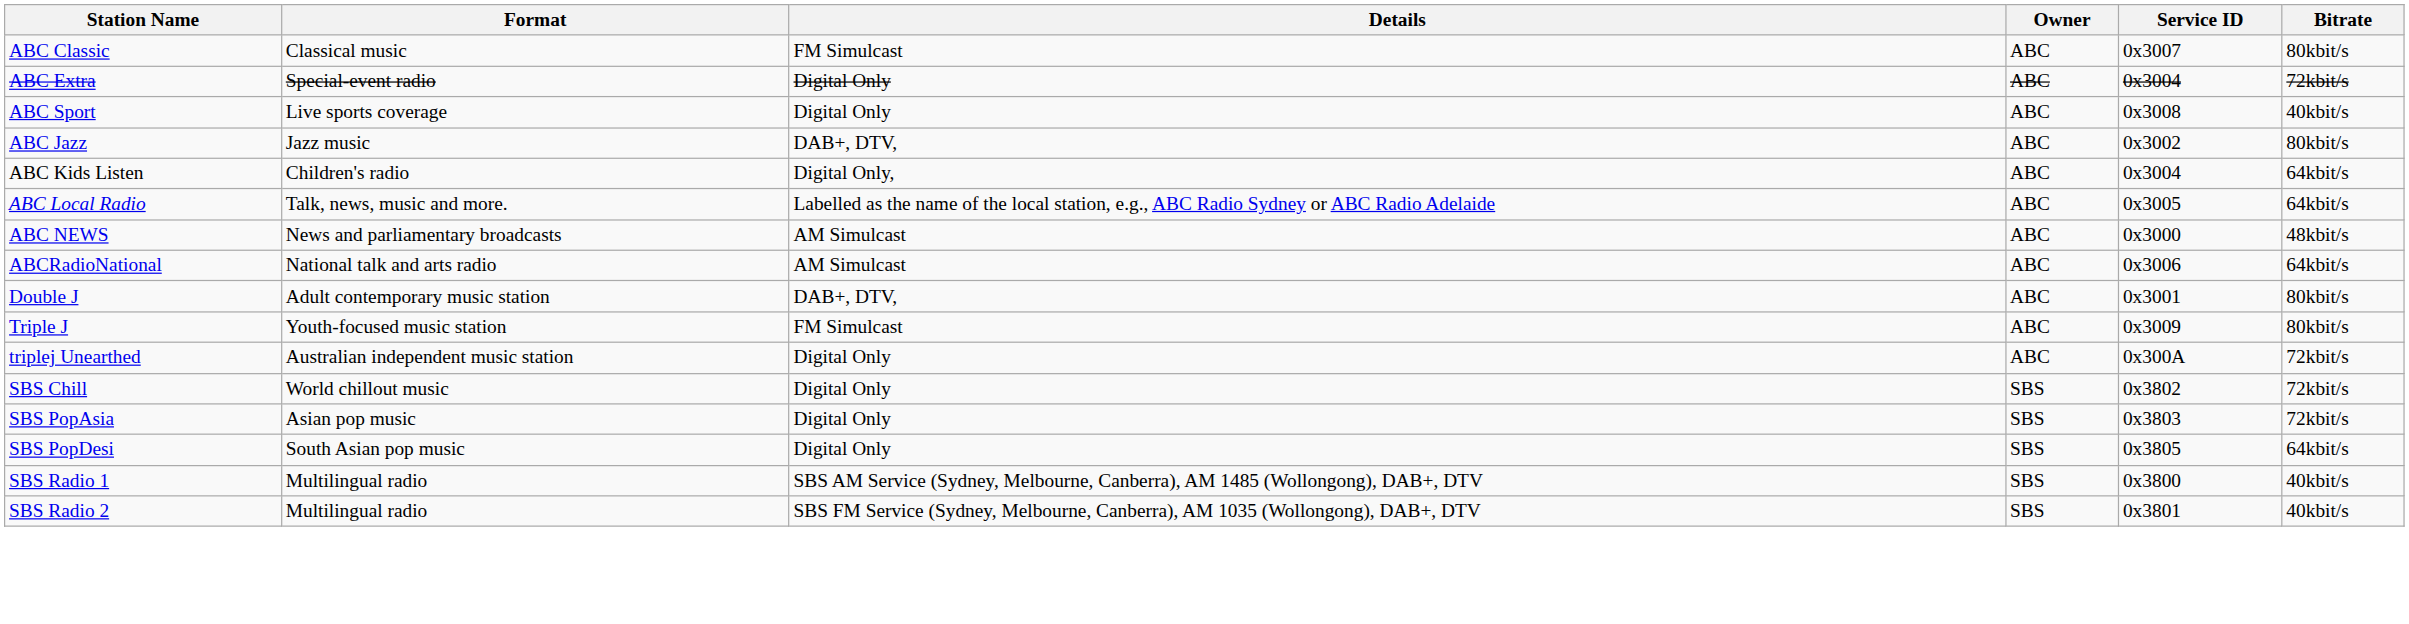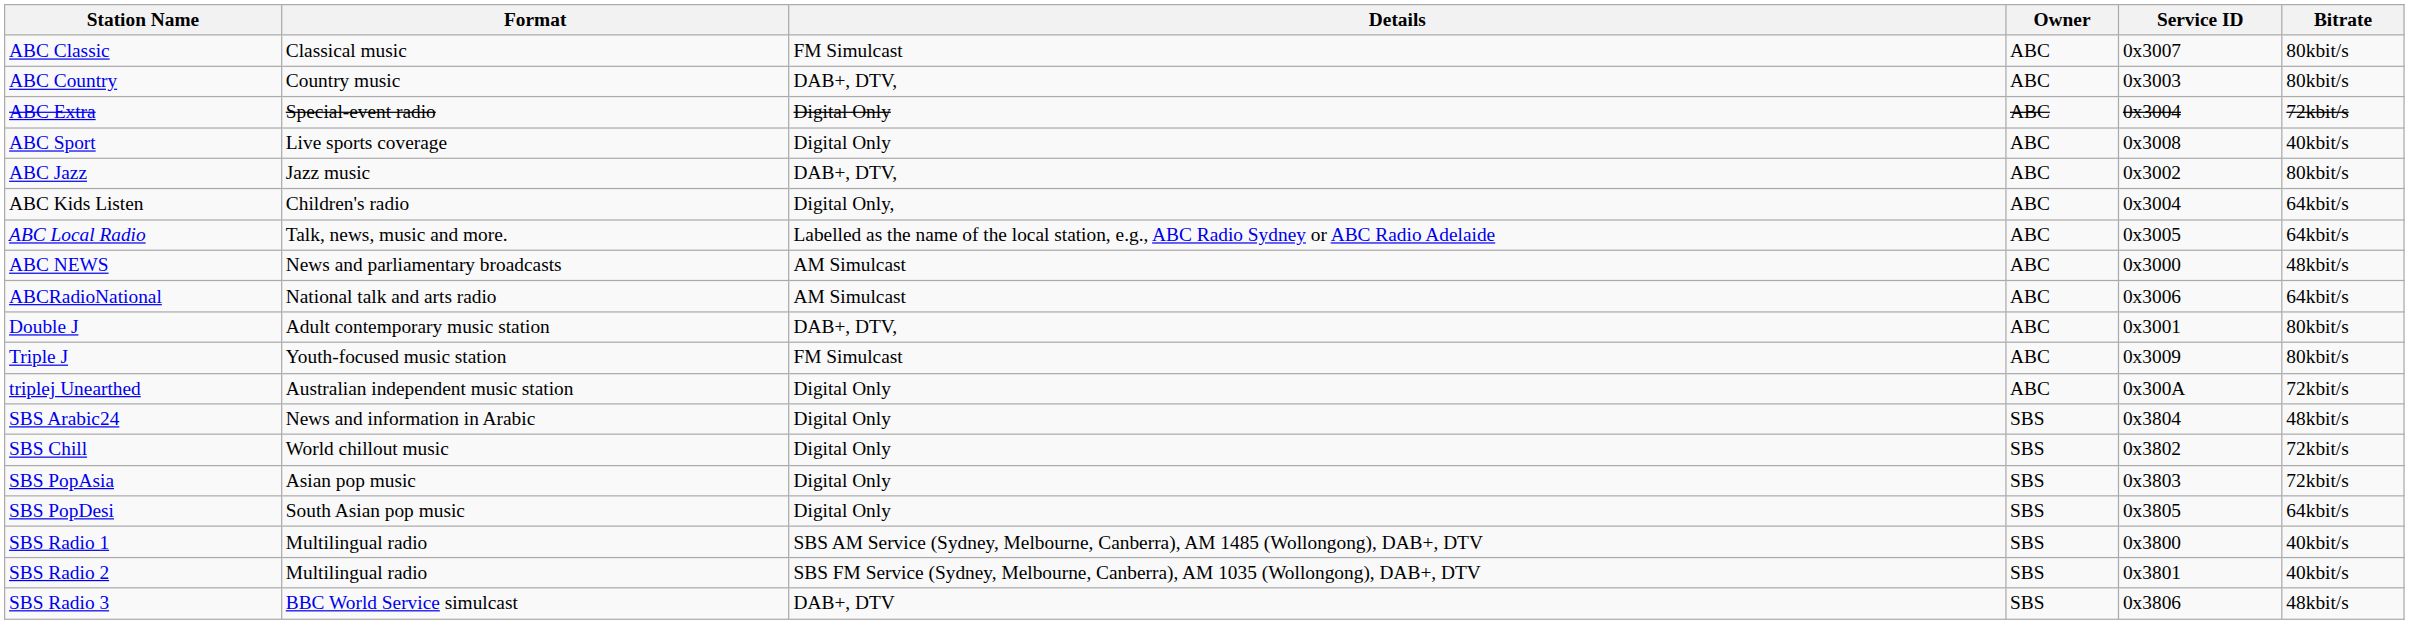+ row: (63, 81)
+ row: (64, 419)
+ row: (59, 603)
